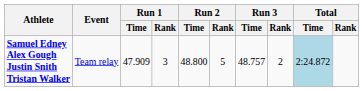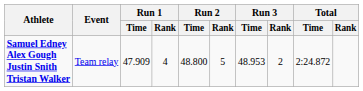(165, 61) 3 -> (165, 61) 4
(252, 61) 48.757 -> (252, 61) 48.953
(313, 61) lightblue background -> (313, 61) no background
